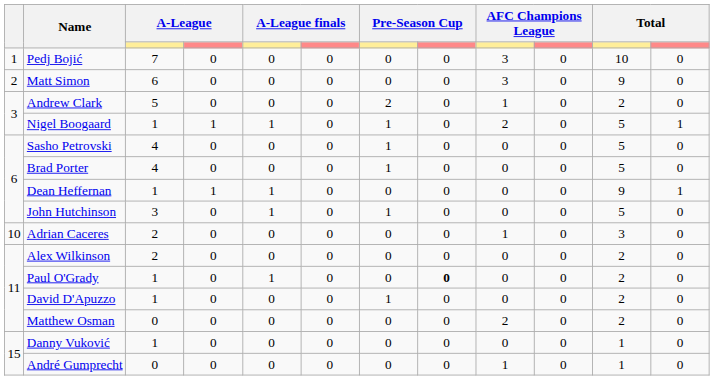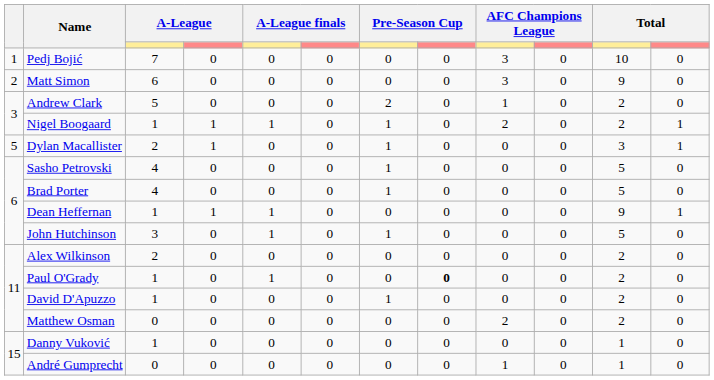(622, 124) 5 -> (622, 124) 2
+ row: (74, 146)
- row: (68, 233)
